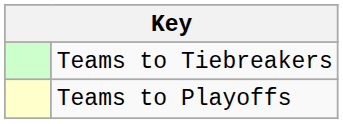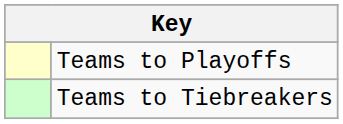rows swapped: (174, 99) <-> (195, 61)
